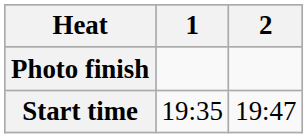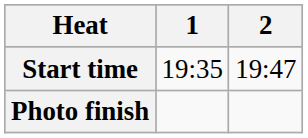rows swapped: (80, 111) <-> (80, 68)
